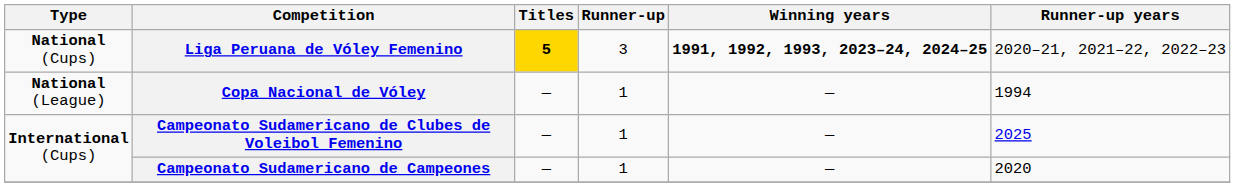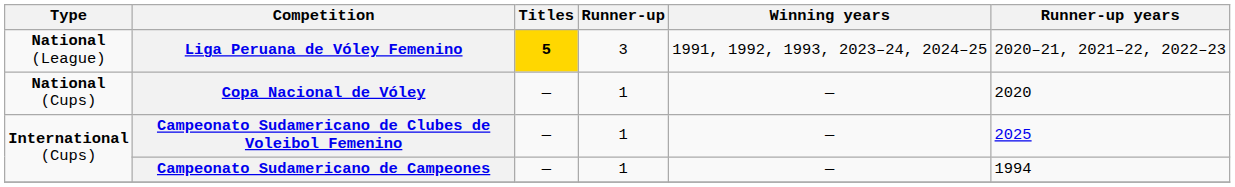(69, 51) National (Cups) -> (69, 51) National (League)
(830, 51) bold -> (830, 51) normal
(69, 94) National (League) -> (69, 94) National (Cups)
(1013, 94) 1994 -> (1013, 94) 2020
(1013, 170) 2020 -> (1013, 170) 1994
